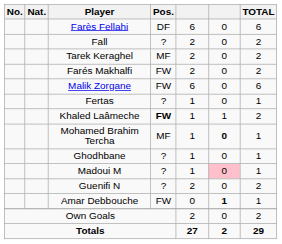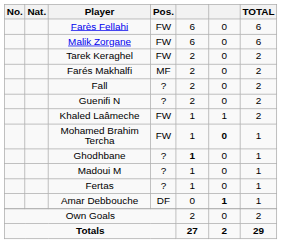(163, 26) DF -> (163, 26) FW
rows swapped: (100, 86) <-> (100, 41)
(163, 56) MF -> (163, 56) FW
(163, 71) FW -> (163, 71) MF
rows swapped: (100, 185) <-> (100, 101)
(163, 115) bold -> (163, 115) normal
(163, 136) MF -> (163, 136) FW
(192, 156) normal -> (192, 156) bold
(224, 170) pink background -> (224, 170) no background
(163, 200) FW -> (163, 200) DF
